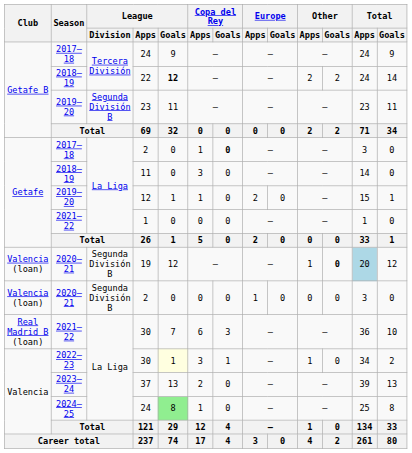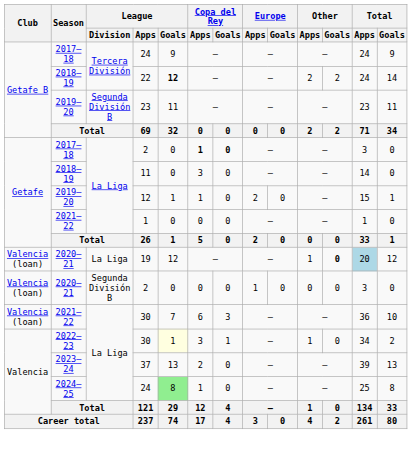(200, 150) normal -> (200, 150) bold
(110, 264) Segunda División B -> (110, 259) La Liga
(28, 332) Real Madrid B (loan) -> (28, 317) Valencia (loan)
